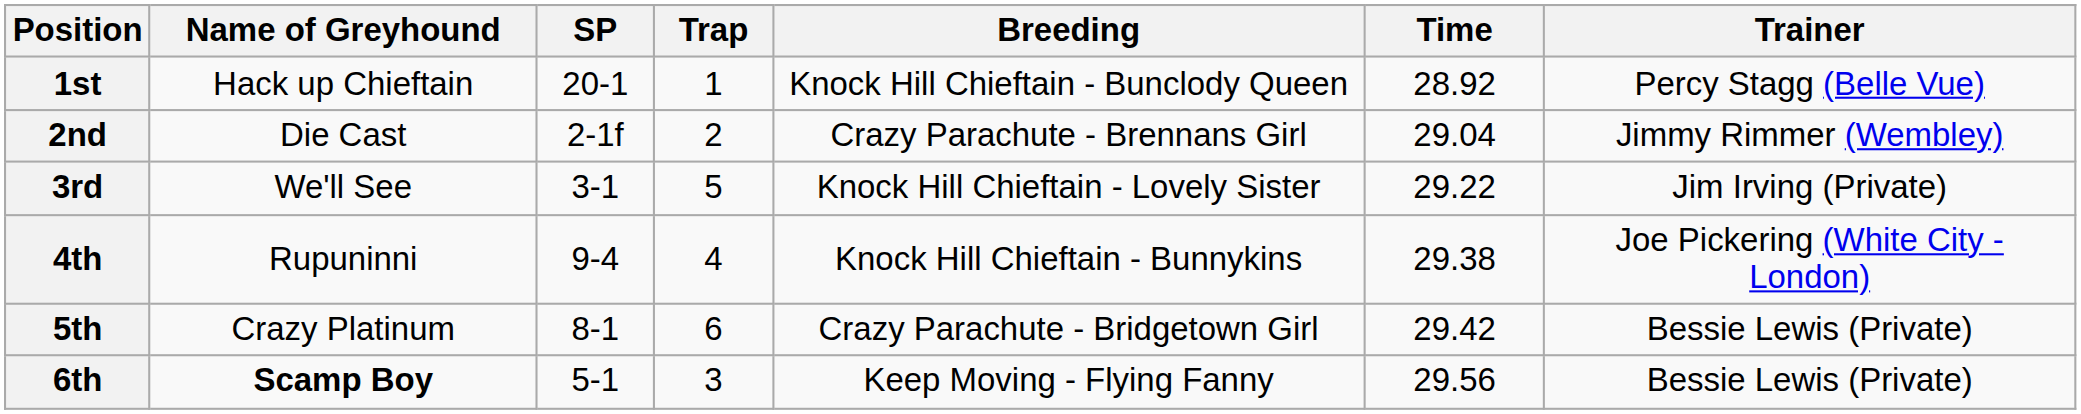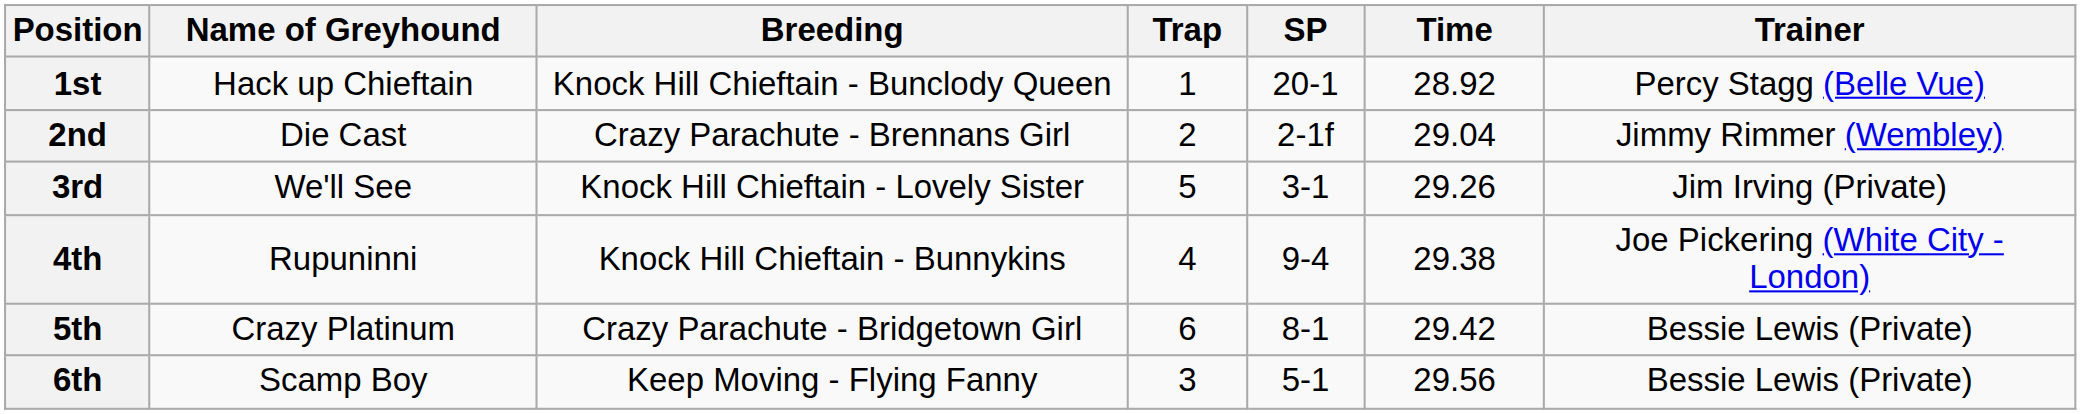columns swapped: (1069, 30) <-> (595, 30)
(1455, 187) 29.22 -> (1455, 187) 29.26
(343, 381) bold -> (343, 381) normal
